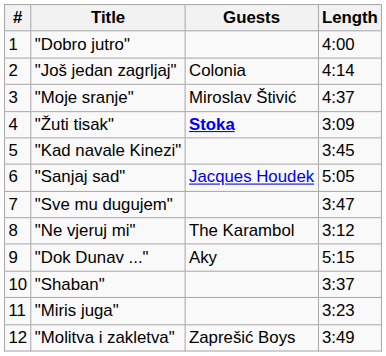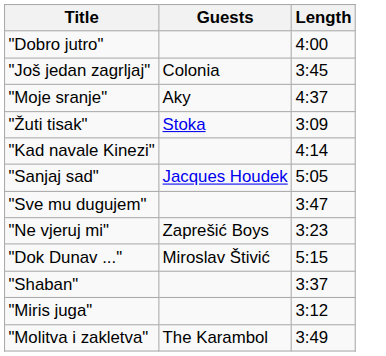- column: (18, 17)
(338, 71) 4:14 -> (312, 71) 3:45
(243, 97) Miroslav Štivić -> (177, 97) Aky
(212, 124) bold -> (184, 124) normal
(338, 151) 3:45 -> (312, 151) 4:14
(242, 230) The Karambol -> (216, 230) Zaprešić Boys
(338, 230) 3:12 -> (312, 230) 3:23
(203, 257) Aky -> (216, 257) Miroslav Štivić
(338, 310) 3:23 -> (312, 310) 3:12
(242, 337) Zaprešić Boys -> (215, 337) The Karambol
